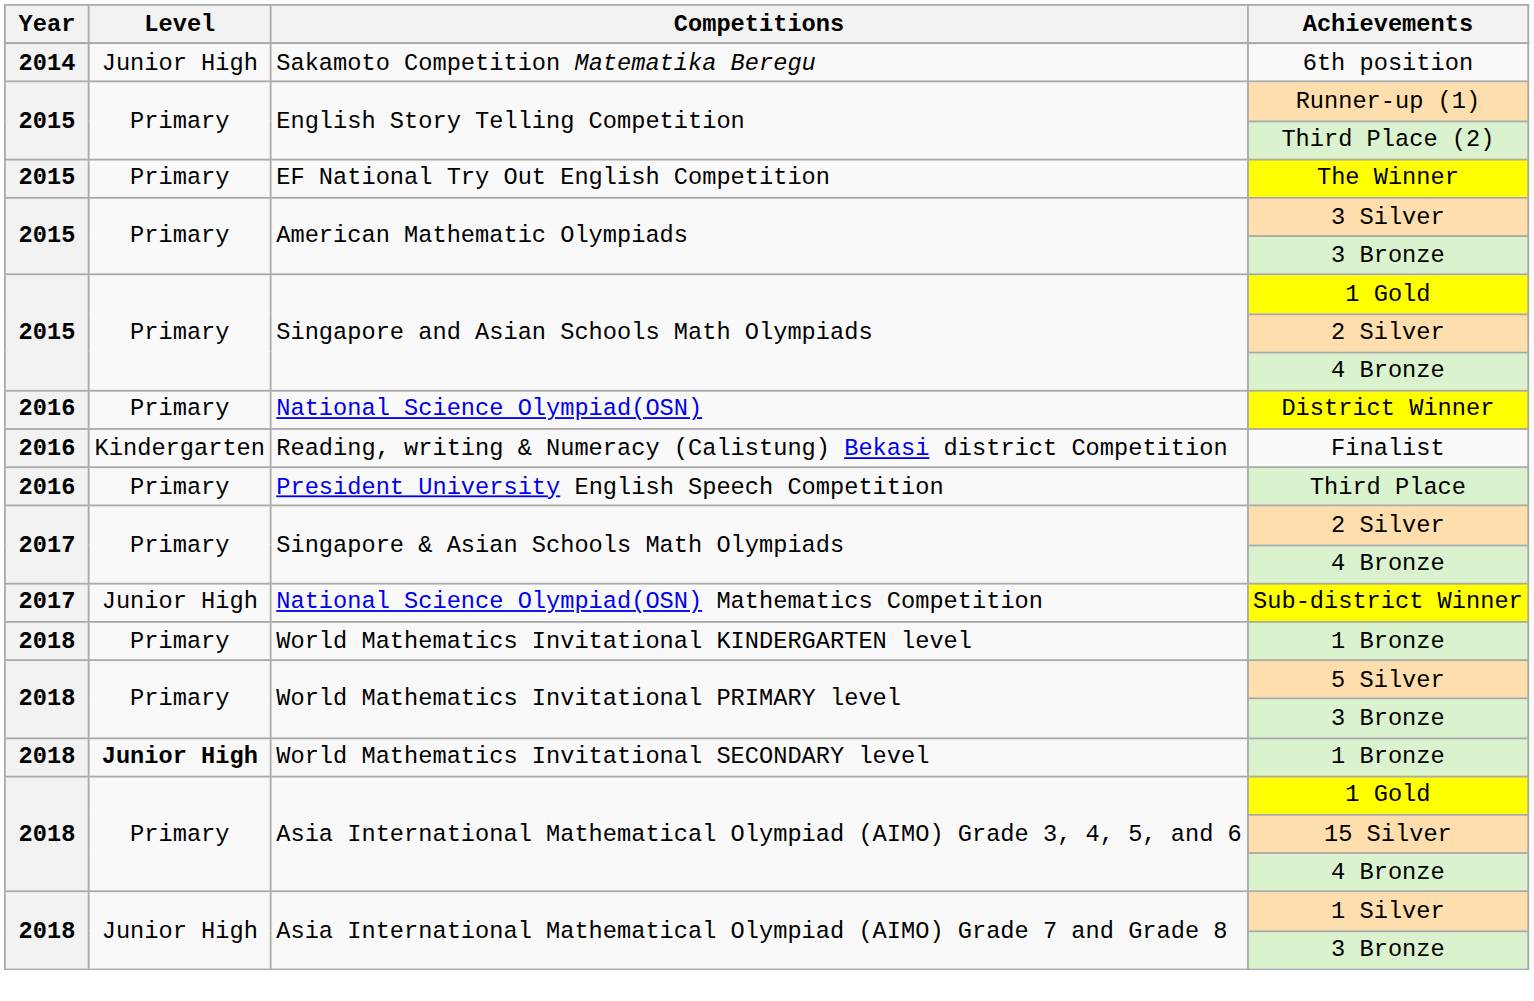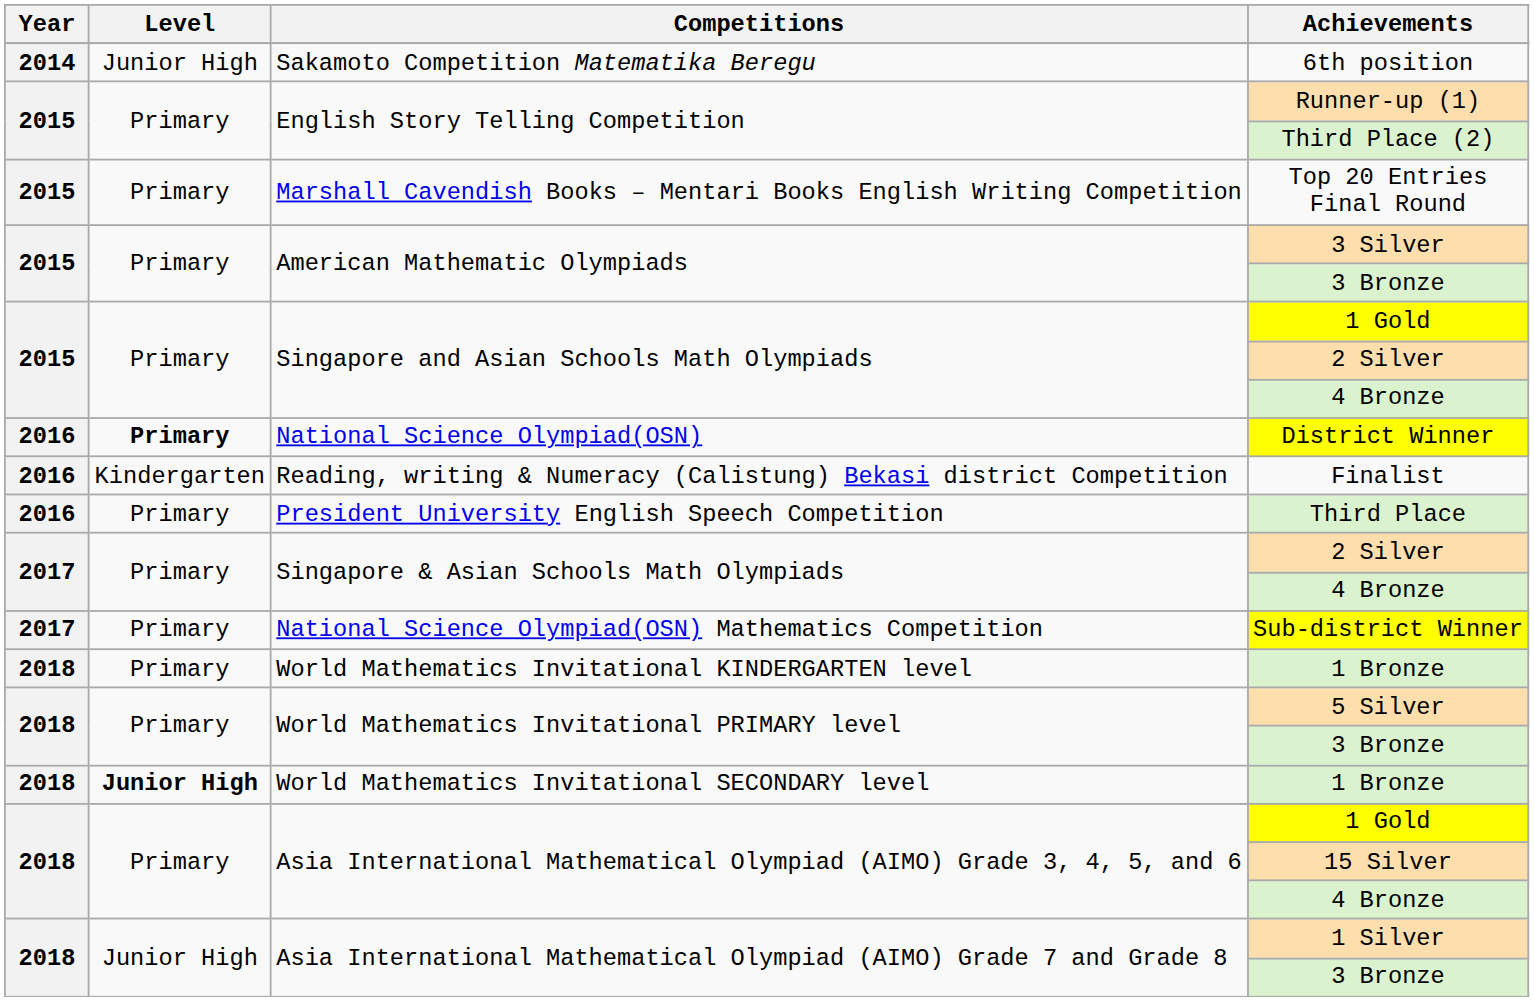+ row: (759, 192)
- row: (553, 178)
(180, 410) normal -> (180, 437) bold
(180, 603) Junior High -> (180, 630) Primary
